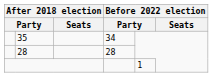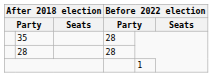(110, 38) 34 -> (110, 38) 28
